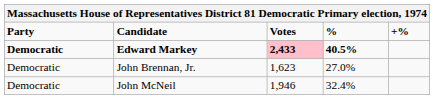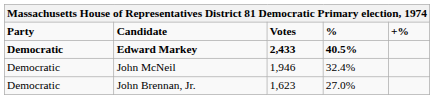(283, 49) pink background -> (283, 49) no background
rows swapped: (146, 85) <-> (156, 67)
